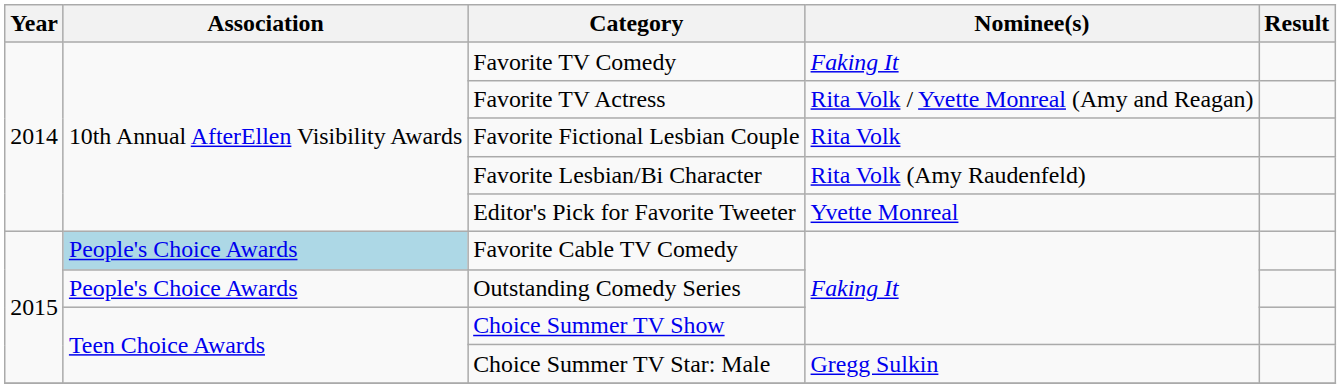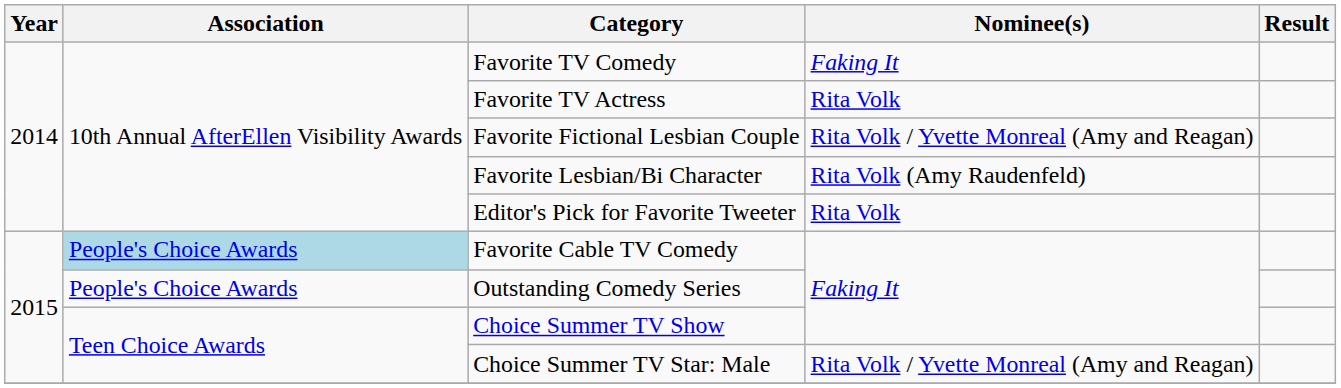(1032, 99) Rita Volk / Yvette Monreal (Amy and Reagan) -> (856, 99) Rita Volk
(856, 136) Rita Volk -> (1032, 136) Rita Volk / Yvette Monreal (Amy and Reagan)
(885, 212) Yvette Monreal -> (856, 212) Rita Volk
(874, 363) Gregg Sulkin -> (1032, 363) Rita Volk / Yvette Monreal (Amy and Reagan)
